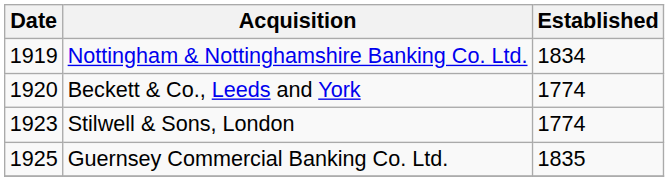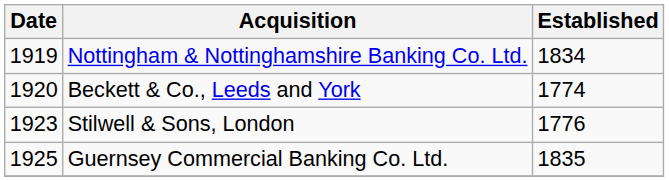(561, 124) 1774 -> (561, 124) 1776
